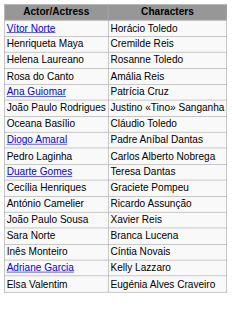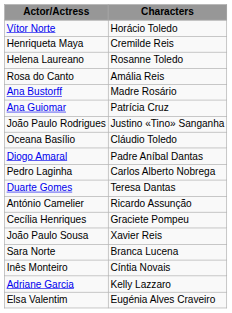+ row: (34, 92)
rows swapped: (46, 188) <-> (45, 204)
